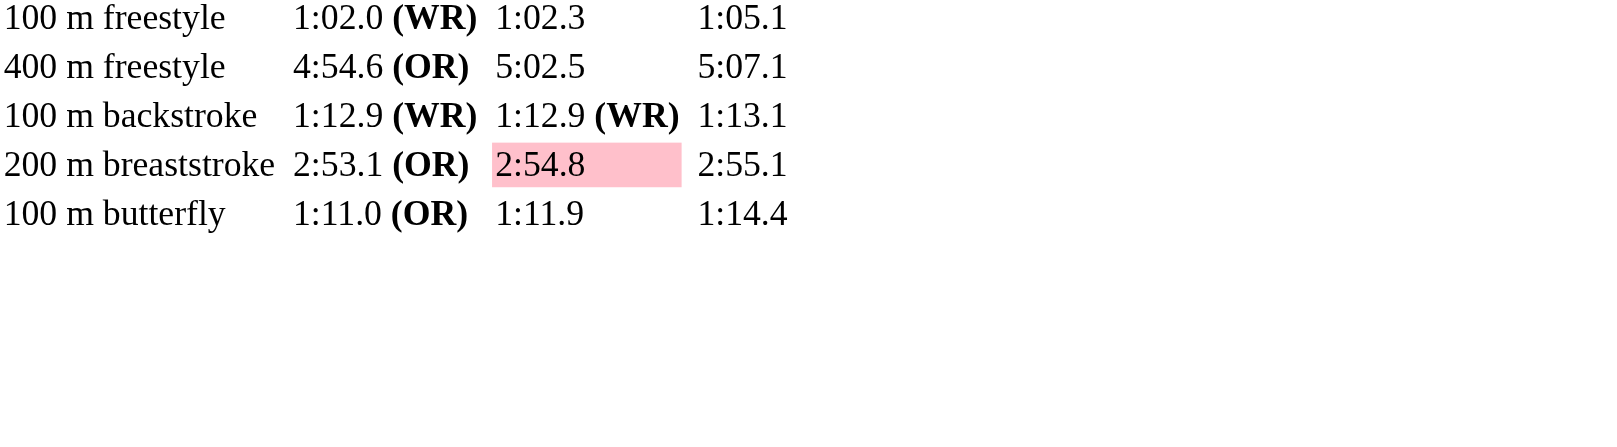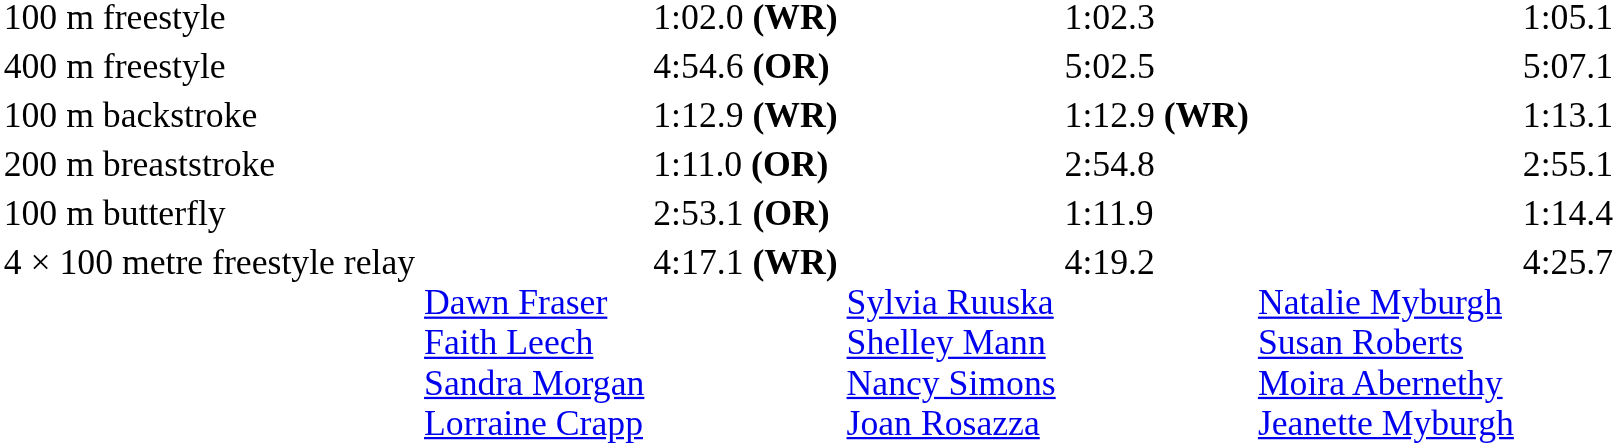(381, 164) 2:53.1 (OR) -> (741, 164) 1:11.0 (OR)
(540, 164) pink background -> (1110, 164) no background
(381, 213) 1:11.0 (OR) -> (741, 213) 2:53.1 (OR)
+ row: (209, 262)
